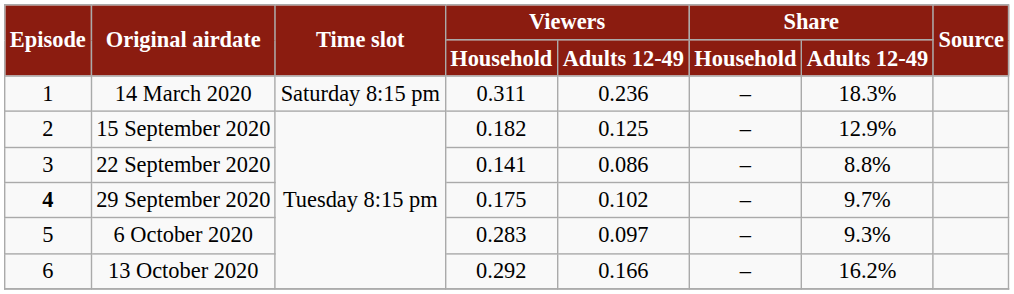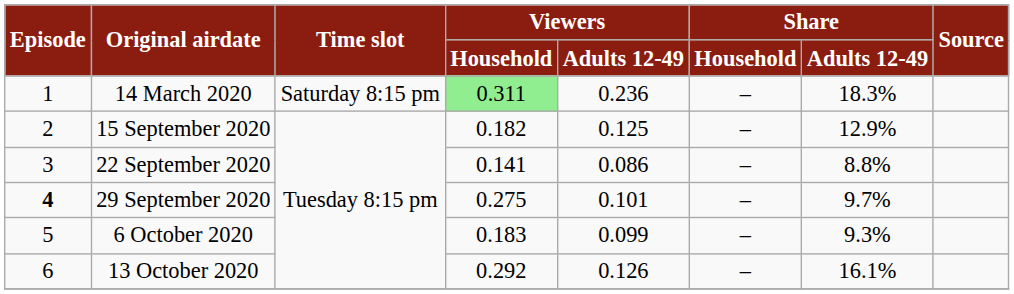(501, 93) no background -> (501, 93) lightgreen background
(501, 199) 0.175 -> (501, 199) 0.275
(623, 199) 0.102 -> (623, 199) 0.101
(501, 235) 0.283 -> (501, 235) 0.183
(623, 235) 0.097 -> (623, 235) 0.099
(623, 270) 0.166 -> (623, 270) 0.126
(867, 270) 16.2% -> (867, 270) 16.1%
